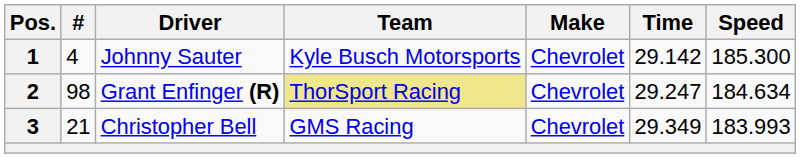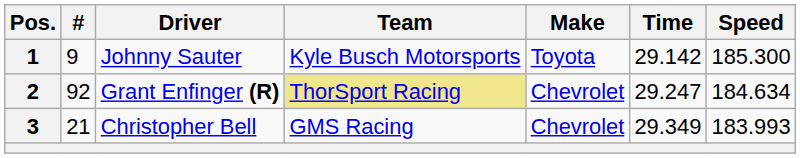(72, 57) 4 -> (72, 57) 9
(577, 57) Chevrolet -> (563, 57) Toyota
(78, 92) 98 -> (78, 92) 92
